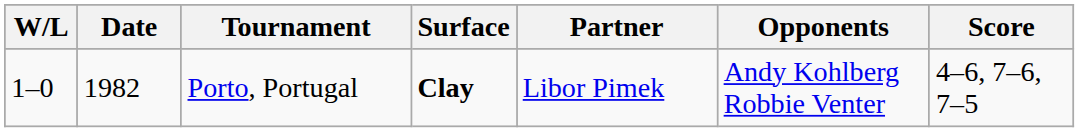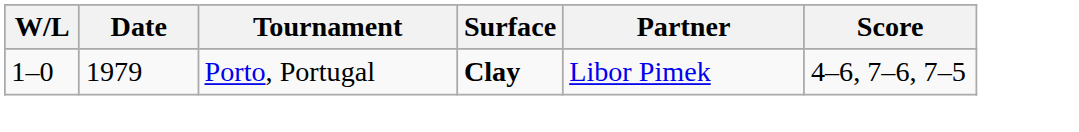- column: (823, 26)
(112, 87) 1982 -> (114, 71) 1979
